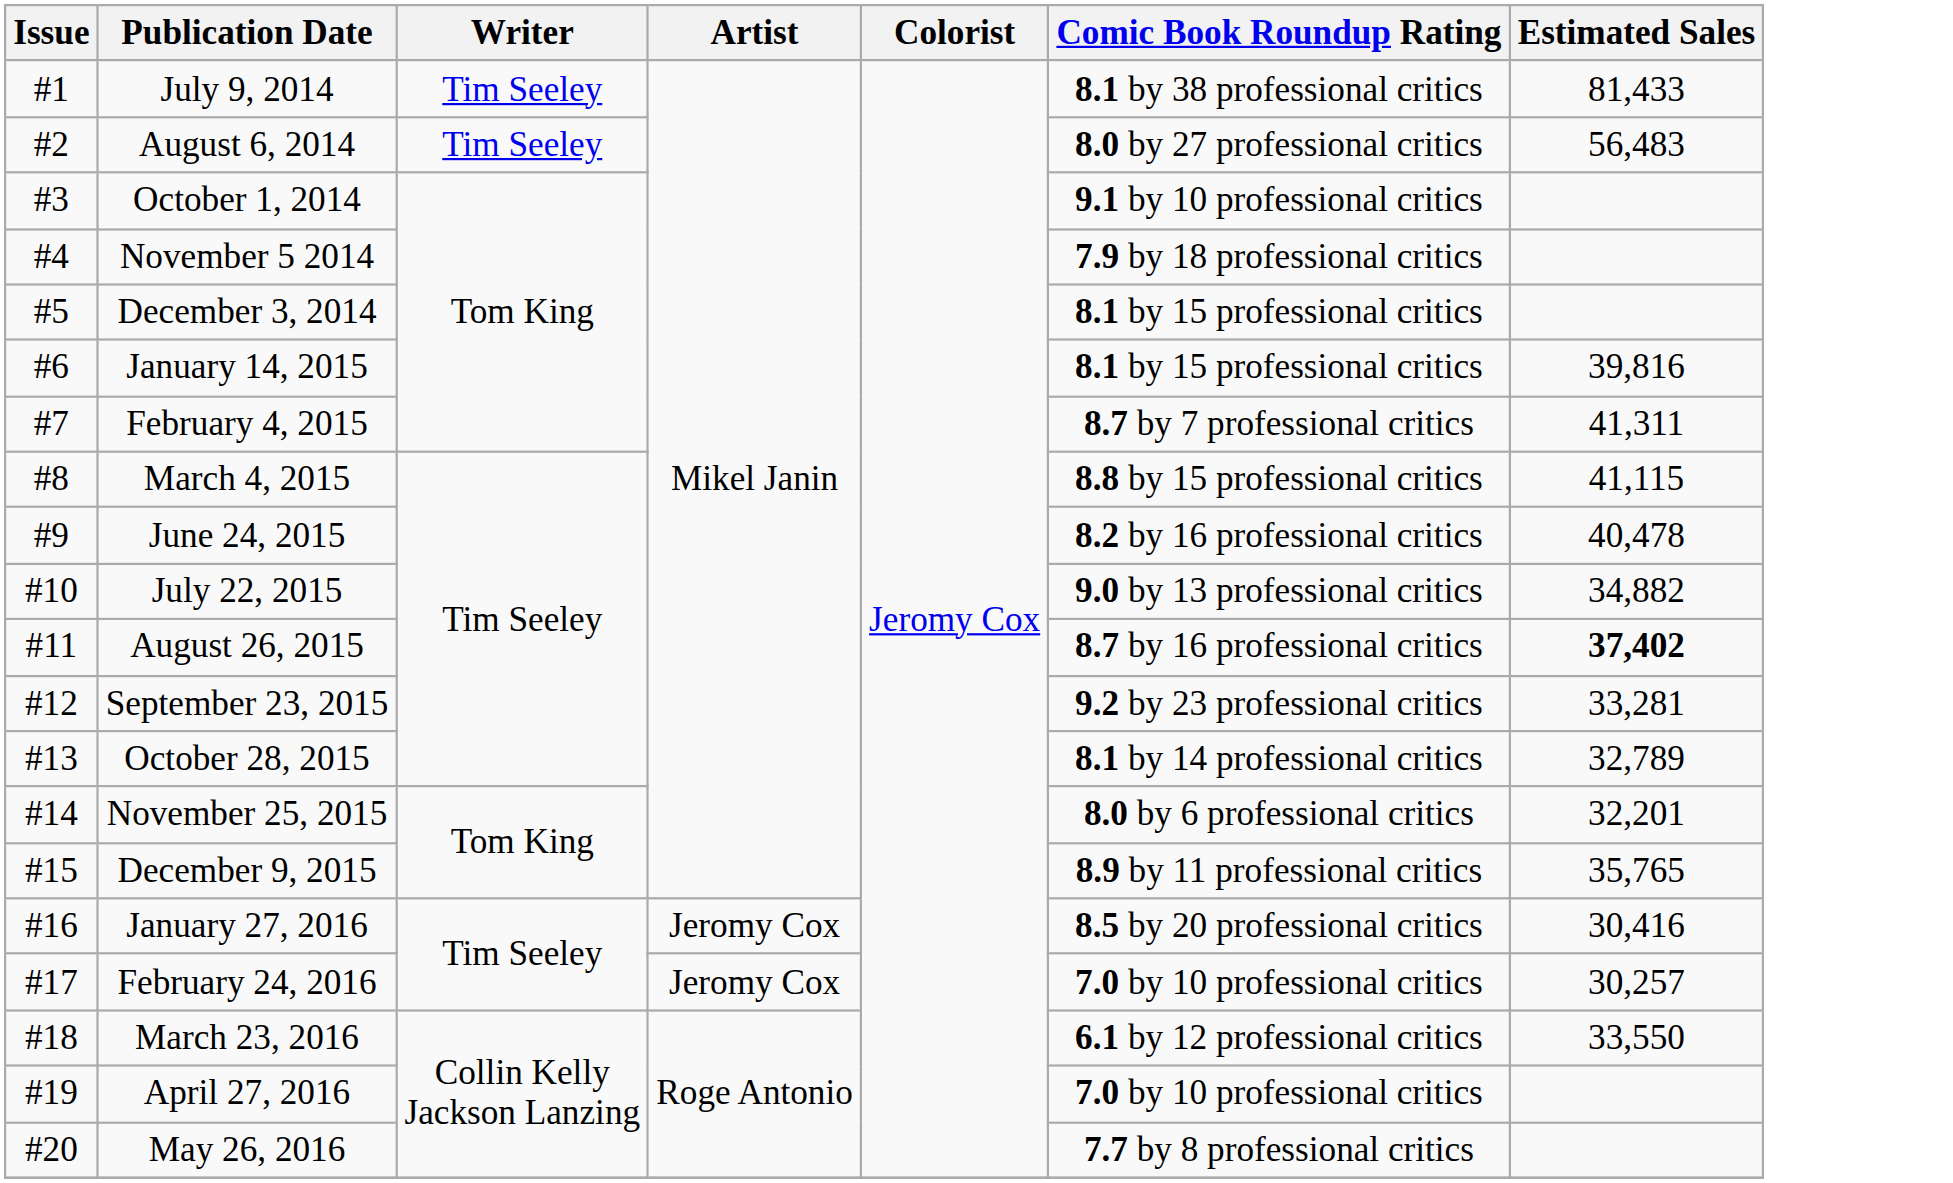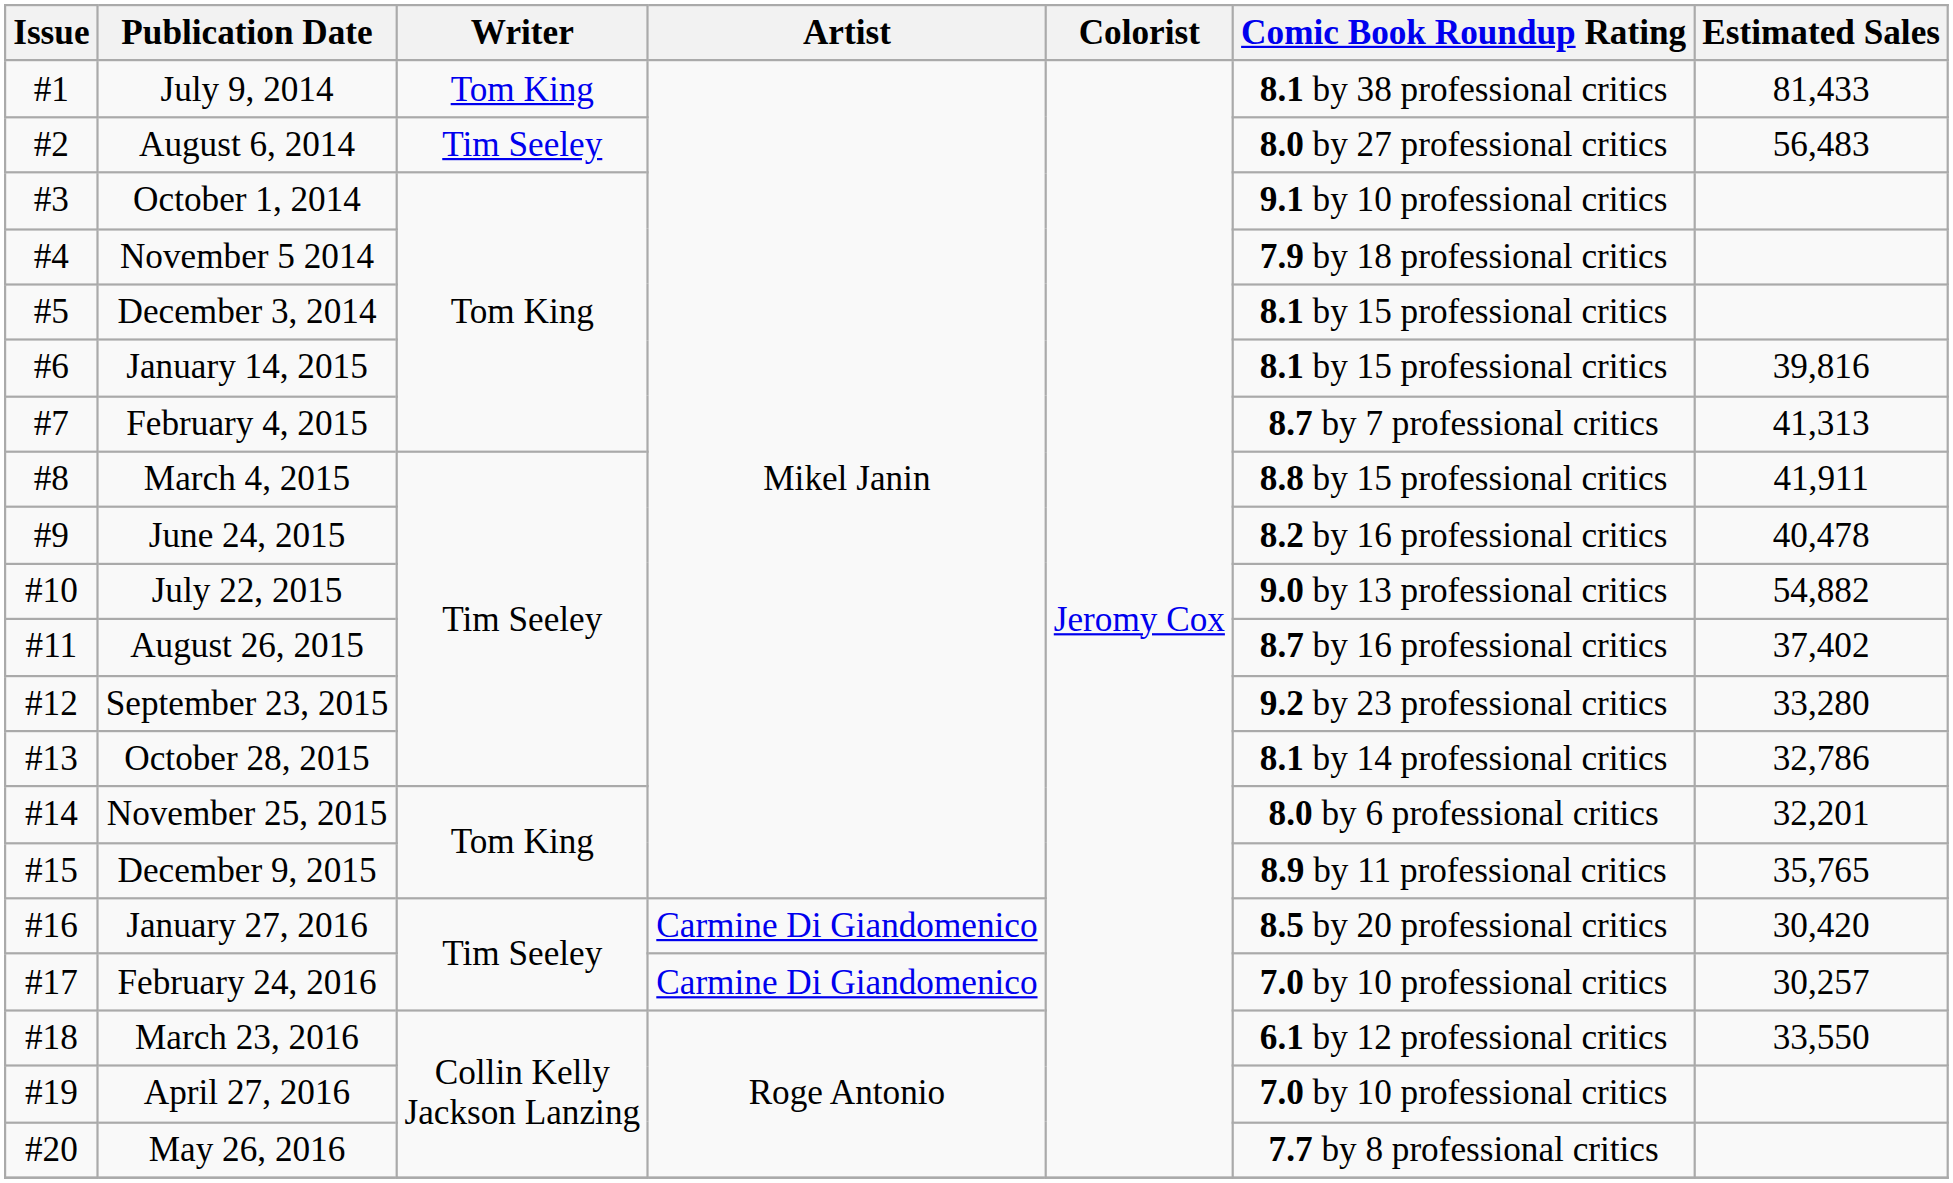(522, 88) Tim Seeley -> (522, 88) Tom King
(1636, 423) 41,311 -> (1821, 423) 41,313
(1636, 479) 41,115 -> (1821, 479) 41,911
(1636, 590) 34,882 -> (1821, 590) 54,882
(1636, 646) bold -> (1821, 646) normal
(1636, 702) 33,281 -> (1821, 702) 33,280
(1636, 758) 32,789 -> (1821, 758) 32,786
(755, 925) Jeromy Cox -> (847, 925) Carmine Di Giandomenico
(1636, 925) 30,416 -> (1821, 925) 30,420
(755, 981) Jeromy Cox -> (847, 981) Carmine Di Giandomenico
